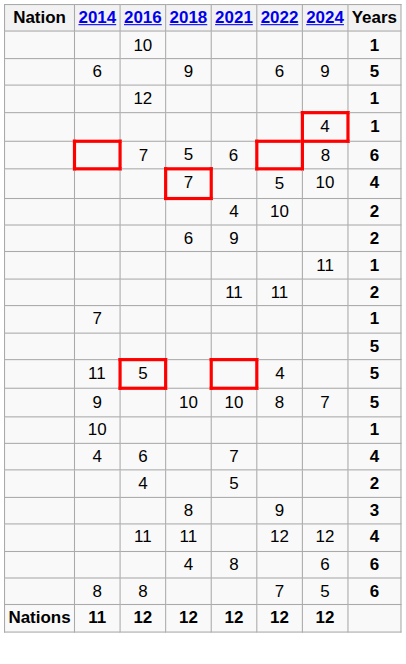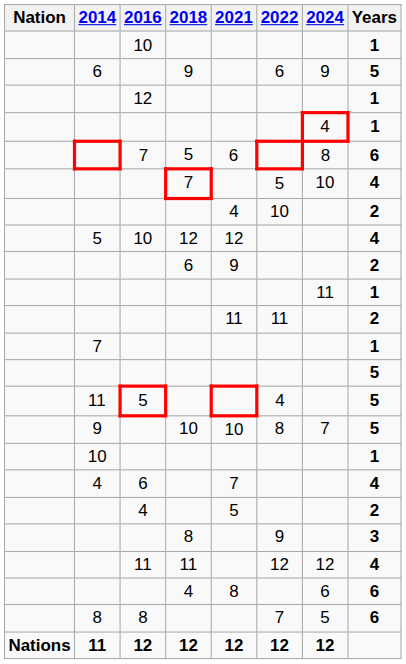+ row: (143, 238)
